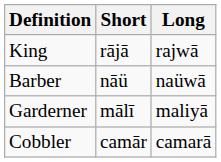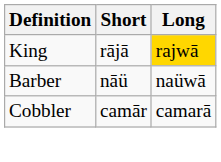(177, 50) no background -> (177, 50) gold background
- row: (48, 111)
